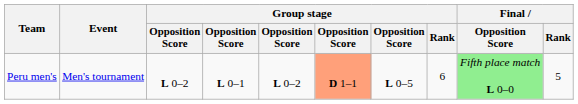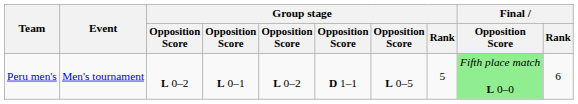(343, 83) lightsalmon background -> (343, 83) no background
(442, 76) 6 -> (442, 76) 5
(558, 76) 5 -> (558, 76) 6
